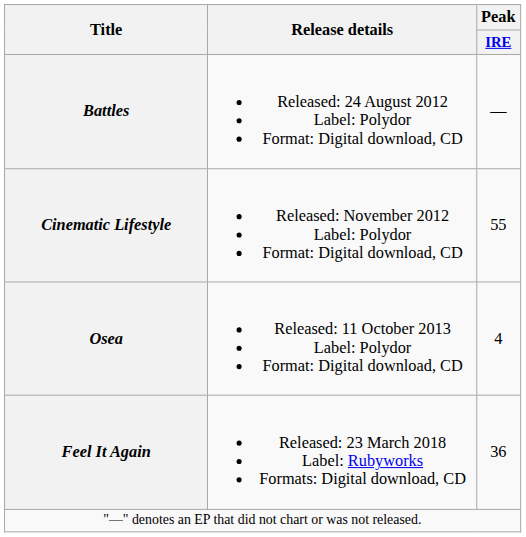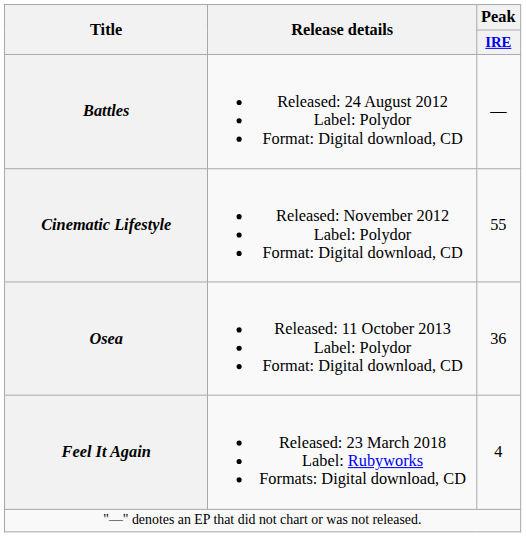(498, 338) 4 -> (498, 338) 36
(498, 452) 36 -> (498, 452) 4
